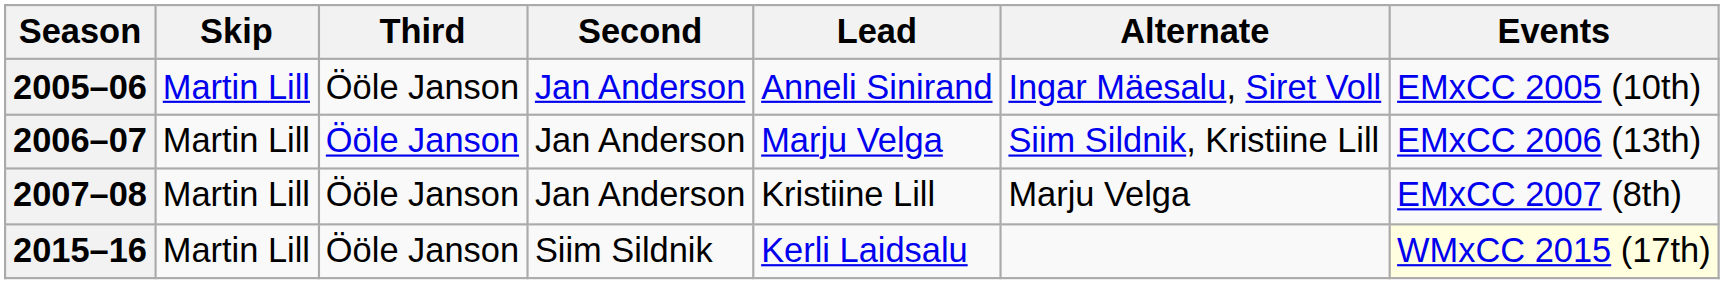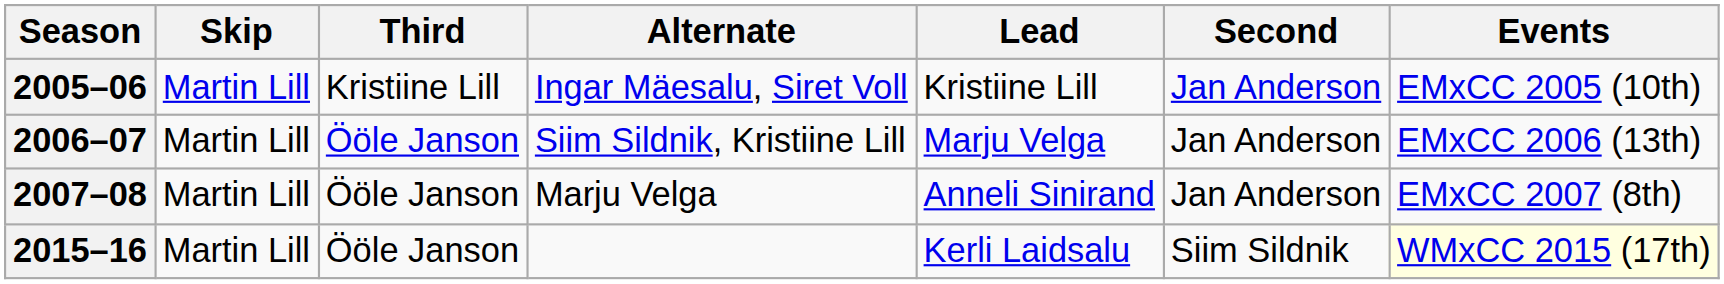columns swapped: (640, 31) <-> (1195, 31)
(422, 86) Ööle Janson -> (413, 86) Kristiine Lill
(877, 86) Anneli Sinirand -> (1011, 86) Kristiine Lill
(848, 195) Kristiine Lill -> (1039, 195) Anneli Sinirand
